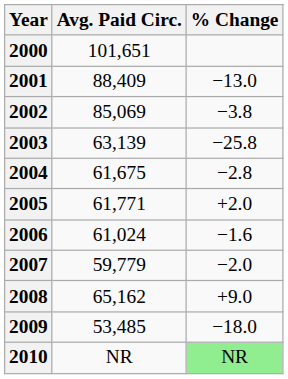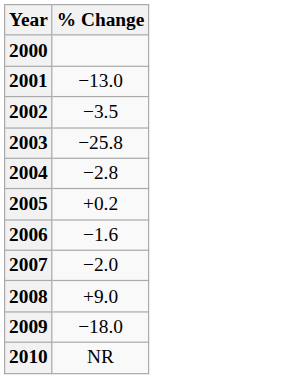- column: (119, 19)
(235, 111) −3.8 -> (101, 111) −3.5
(235, 204) +2.0 -> (101, 204) +0.2
(235, 357) lightgreen background -> (101, 357) no background
